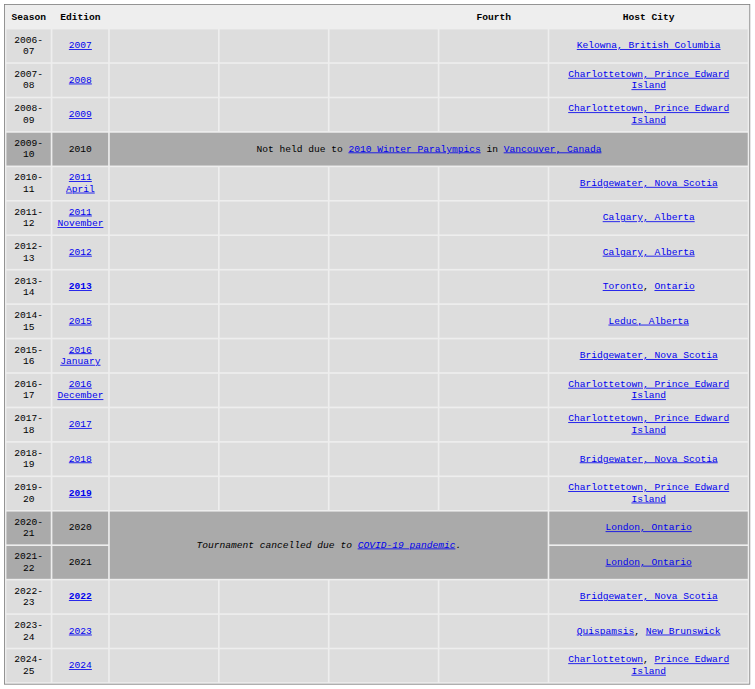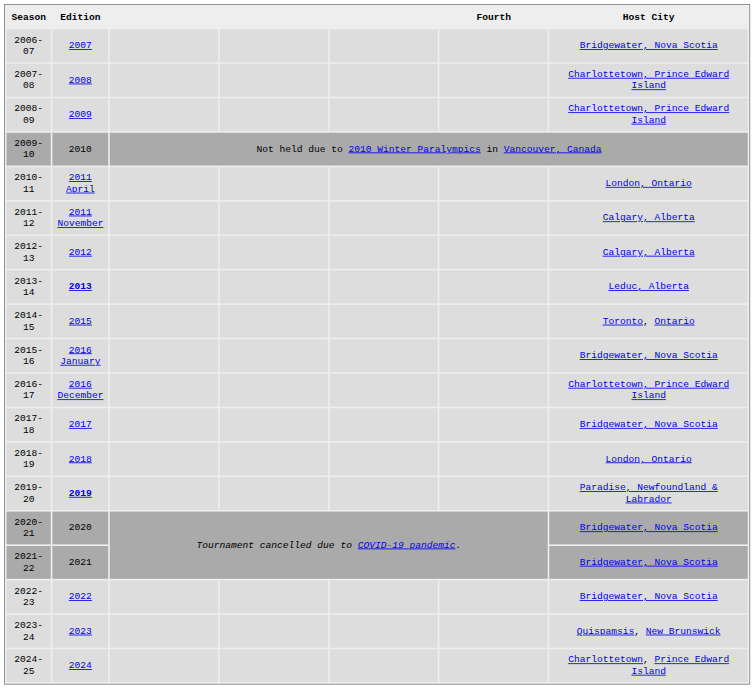(649, 46) Kelowna, British Columbia -> (649, 46) Bridgewater, Nova Scotia
(649, 184) Bridgewater, Nova Scotia -> (649, 184) London, Ontario
(649, 287) Toronto, Ontario -> (649, 287) Leduc, Alberta
(649, 321) Leduc, Alberta -> (649, 321) Toronto, Ontario
(649, 425) Charlottetown, Prince Edward Island -> (649, 425) Bridgewater, Nova Scotia
(649, 459) Bridgewater, Nova Scotia -> (649, 459) London, Ontario
(649, 494) Charlottetown, Prince Edward Island -> (649, 494) Paradise, Newfoundland & Labrador
(649, 528) London, Ontario -> (649, 528) Bridgewater, Nova Scotia
(649, 562) London, Ontario -> (649, 562) Bridgewater, Nova Scotia
(80, 597) bold -> (80, 597) normal
